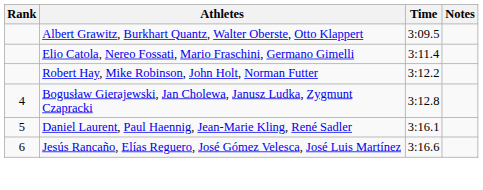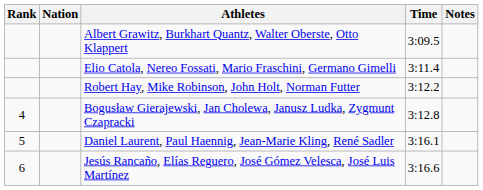+ column: (60, 14)
